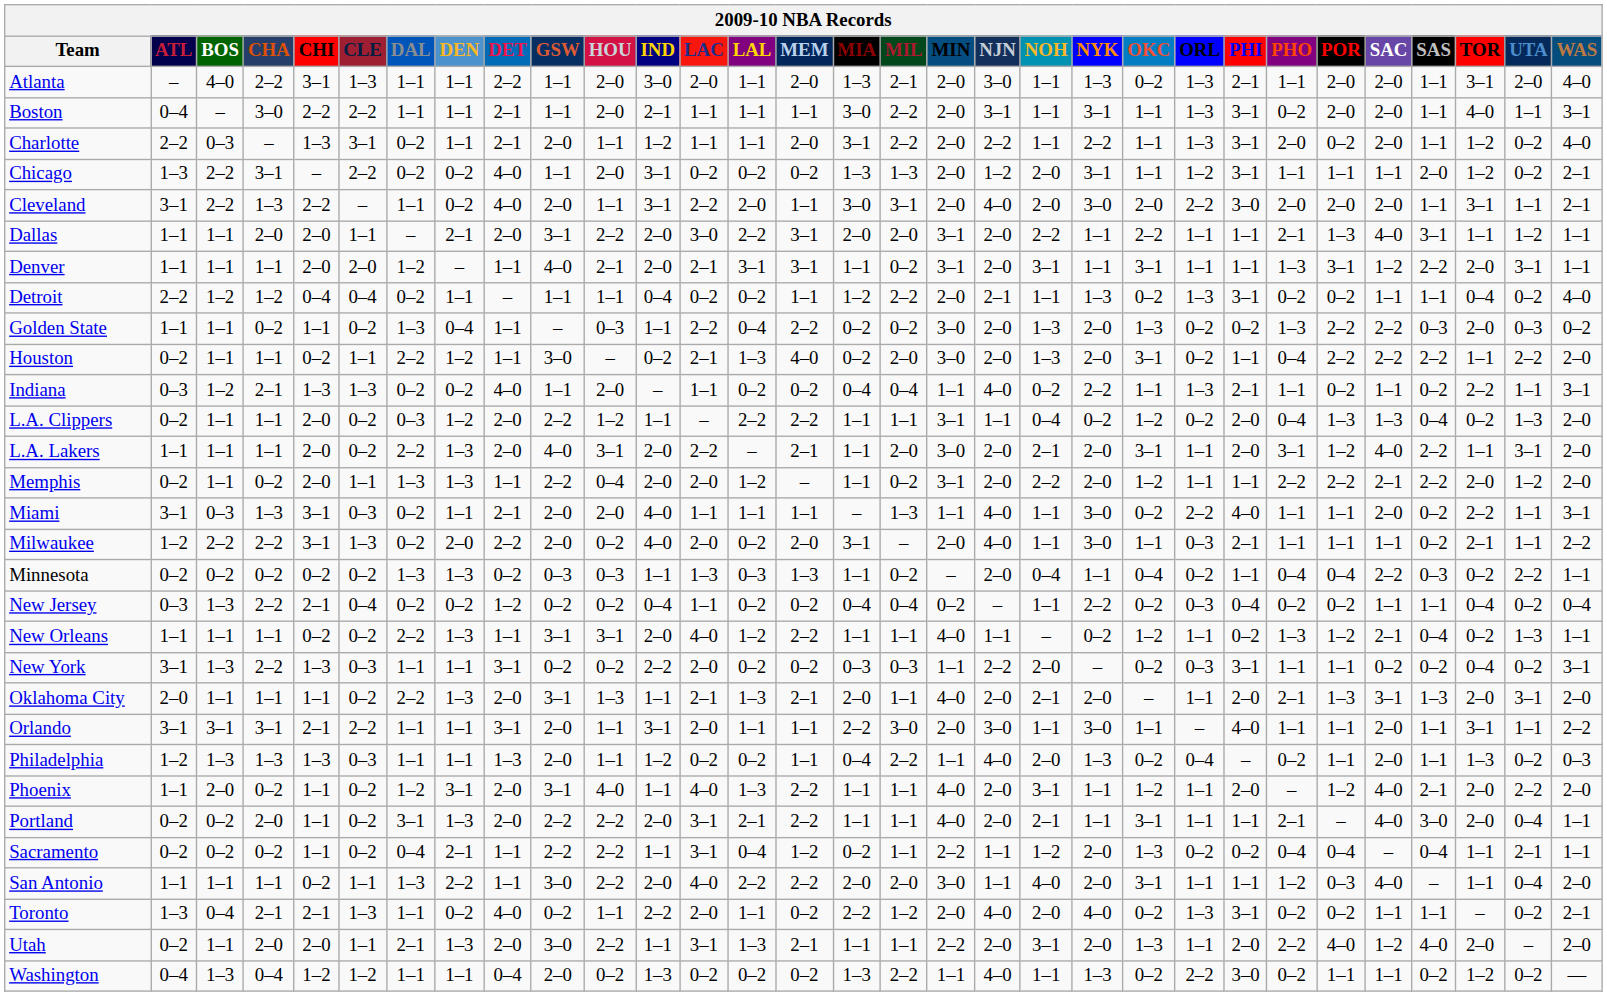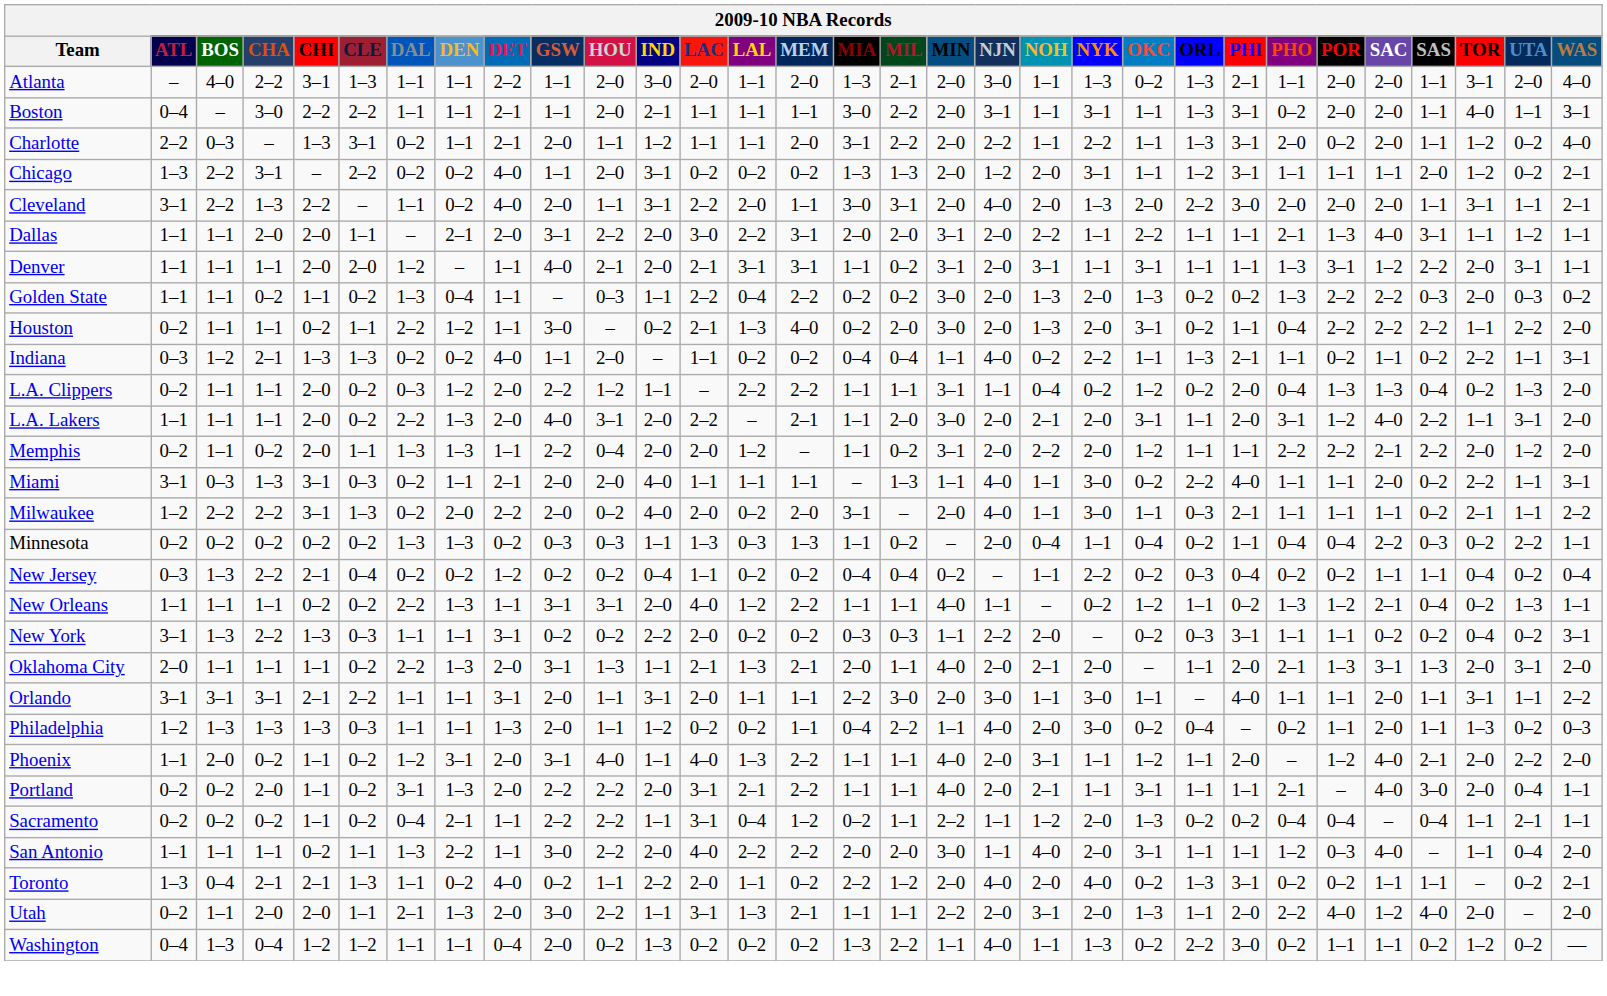(1098, 204) 3–0 -> (1098, 204) 1–3
- row: (36, 297)
(1098, 759) 1–3 -> (1098, 728) 3–0
